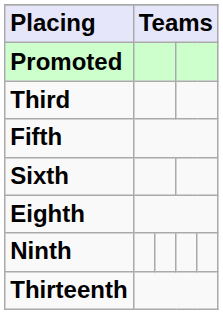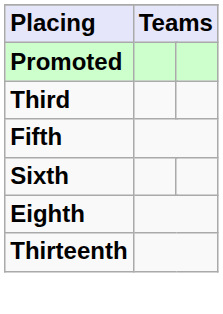- row: (41, 251)
